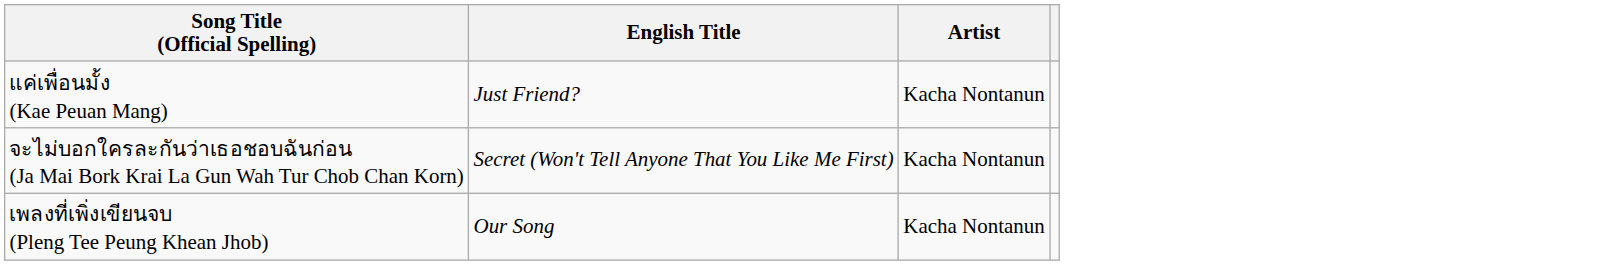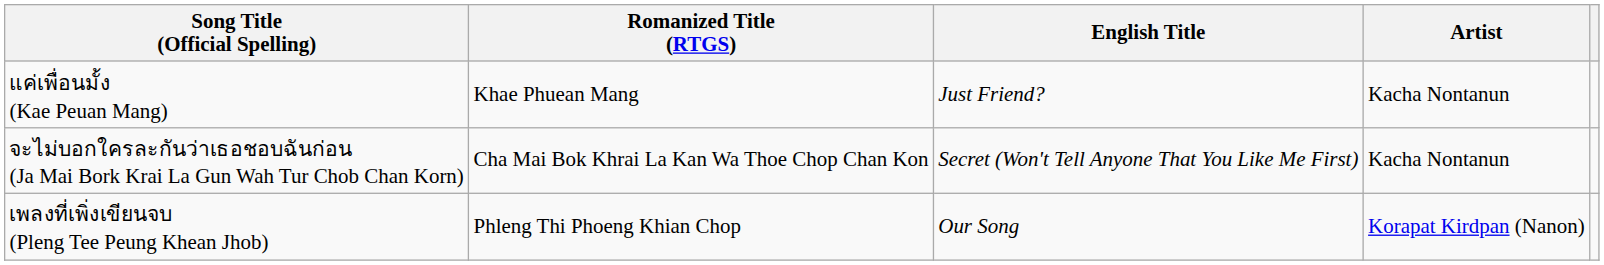+ column: (701, 32)
(974, 226) Kacha Nontanun -> (1476, 226) Korapat Kirdpan (Nanon)
